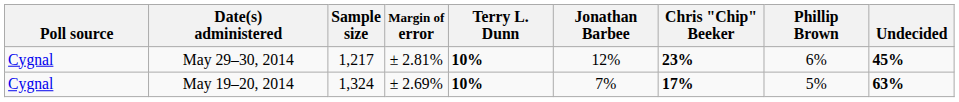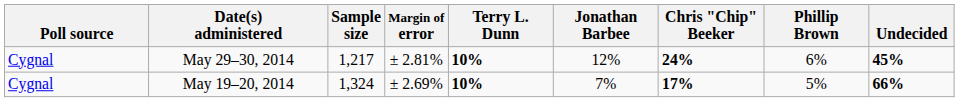(678, 59) 23% -> (678, 59) 24%
(888, 84) 63% -> (888, 84) 66%
